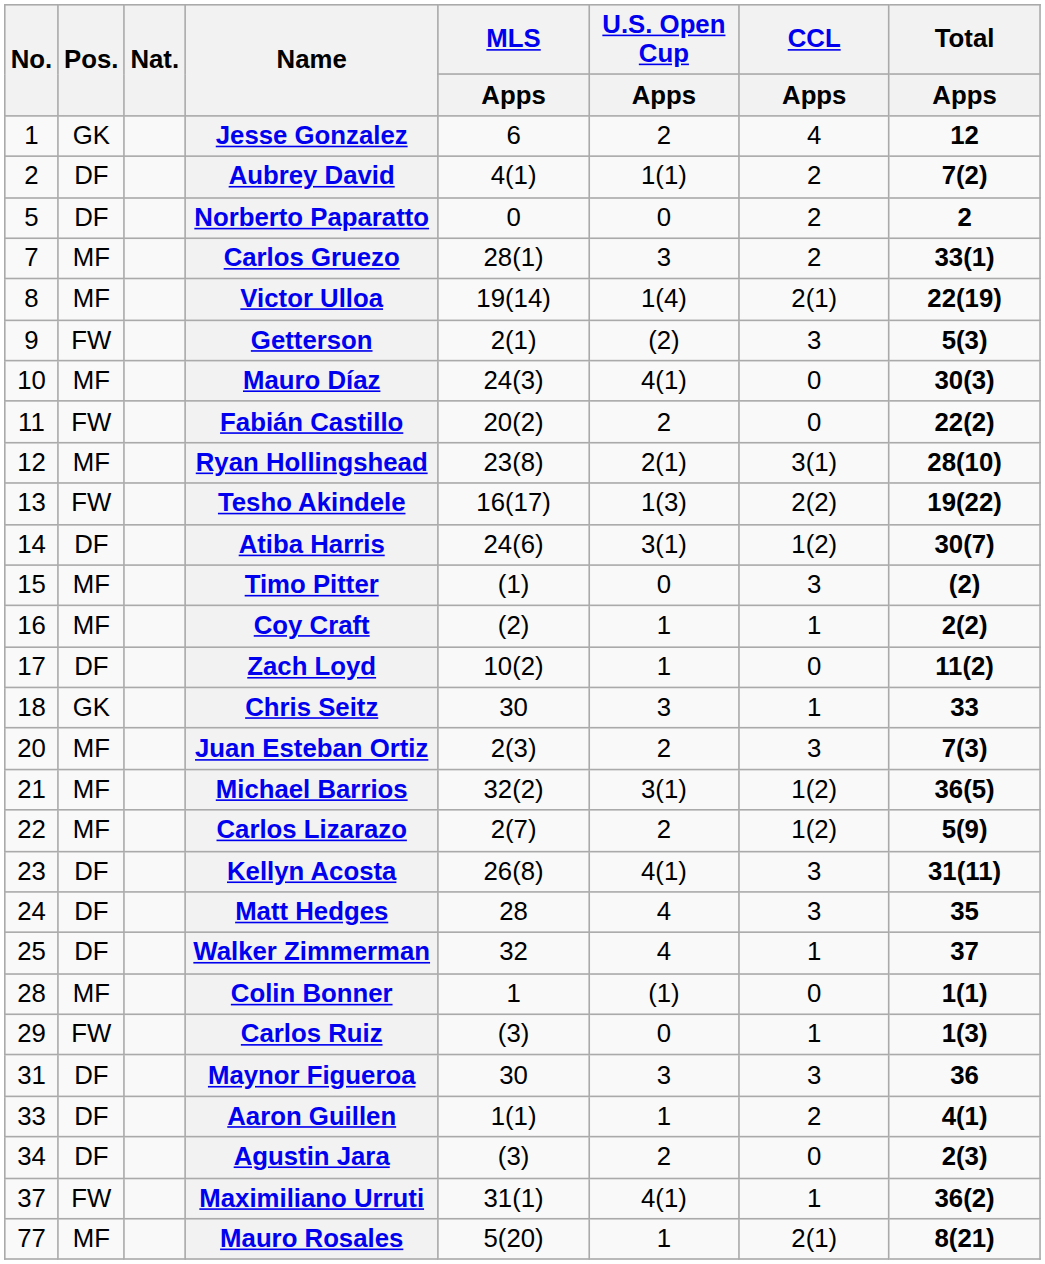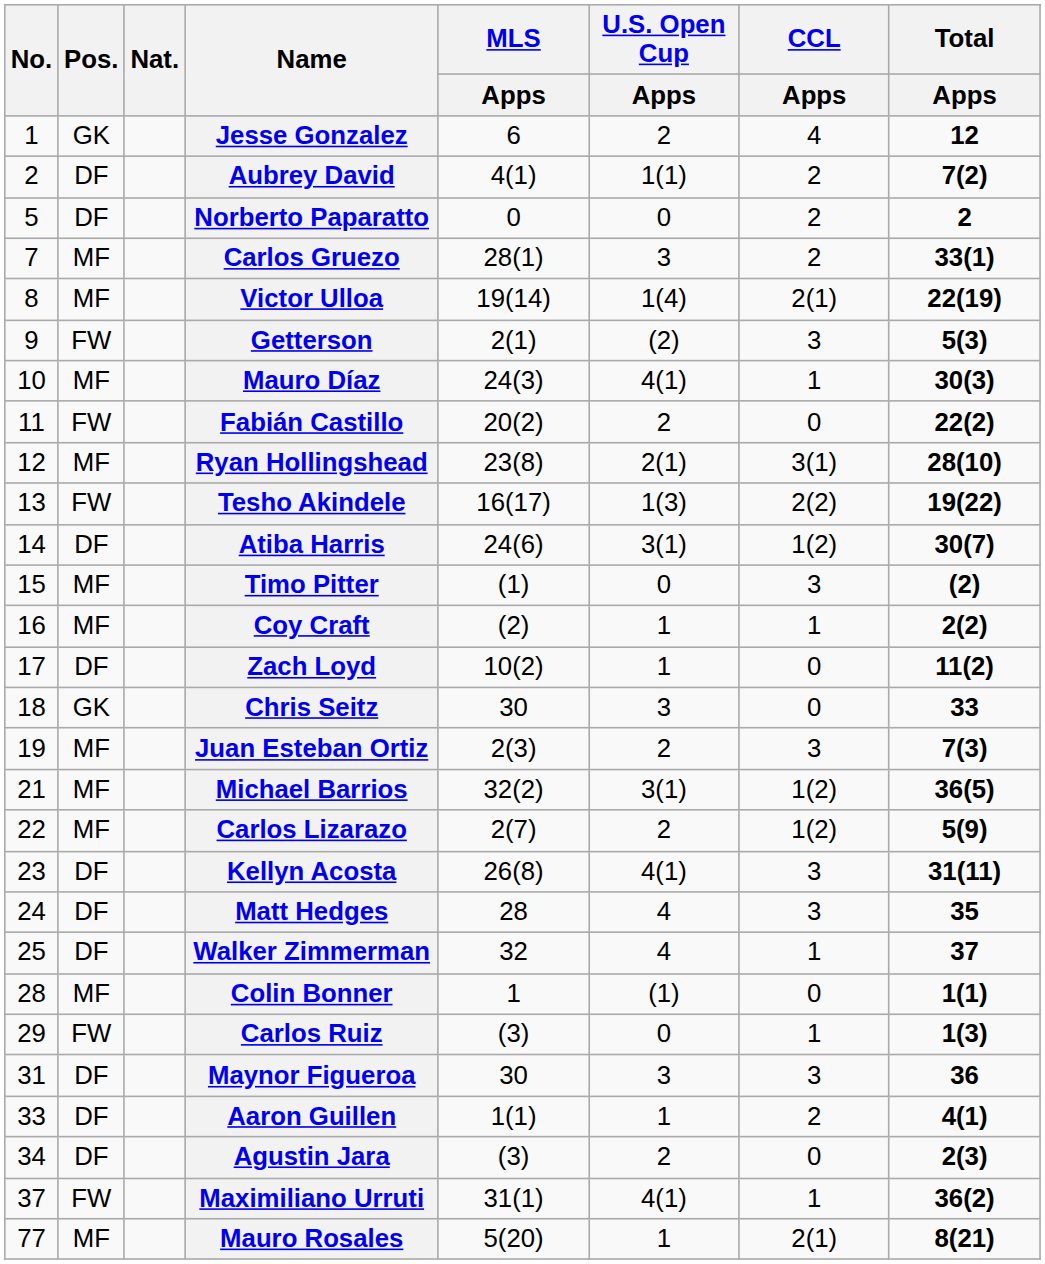(814, 380) 0 -> (814, 380) 1
(814, 707) 1 -> (814, 707) 0
(31, 748) 20 -> (31, 748) 19
